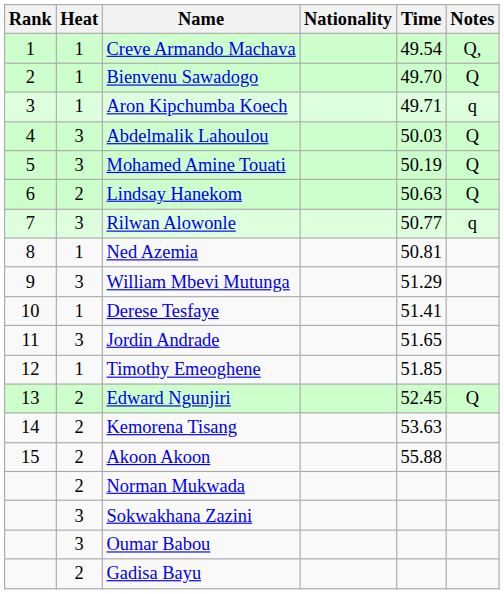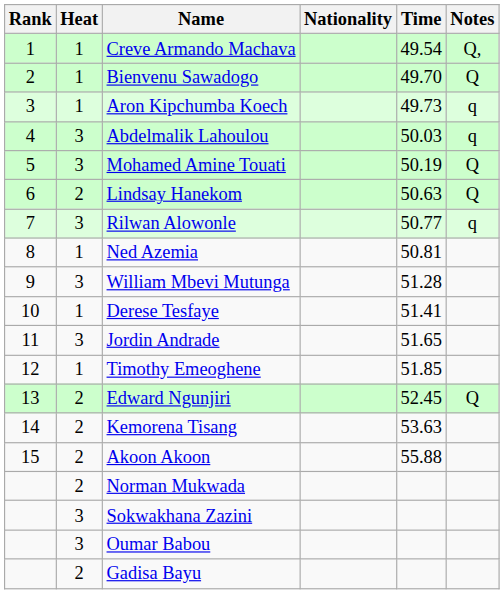(421, 106) 49.71 -> (421, 106) 49.73
(472, 135) Q -> (472, 135) q
(421, 281) 51.29 -> (421, 281) 51.28
